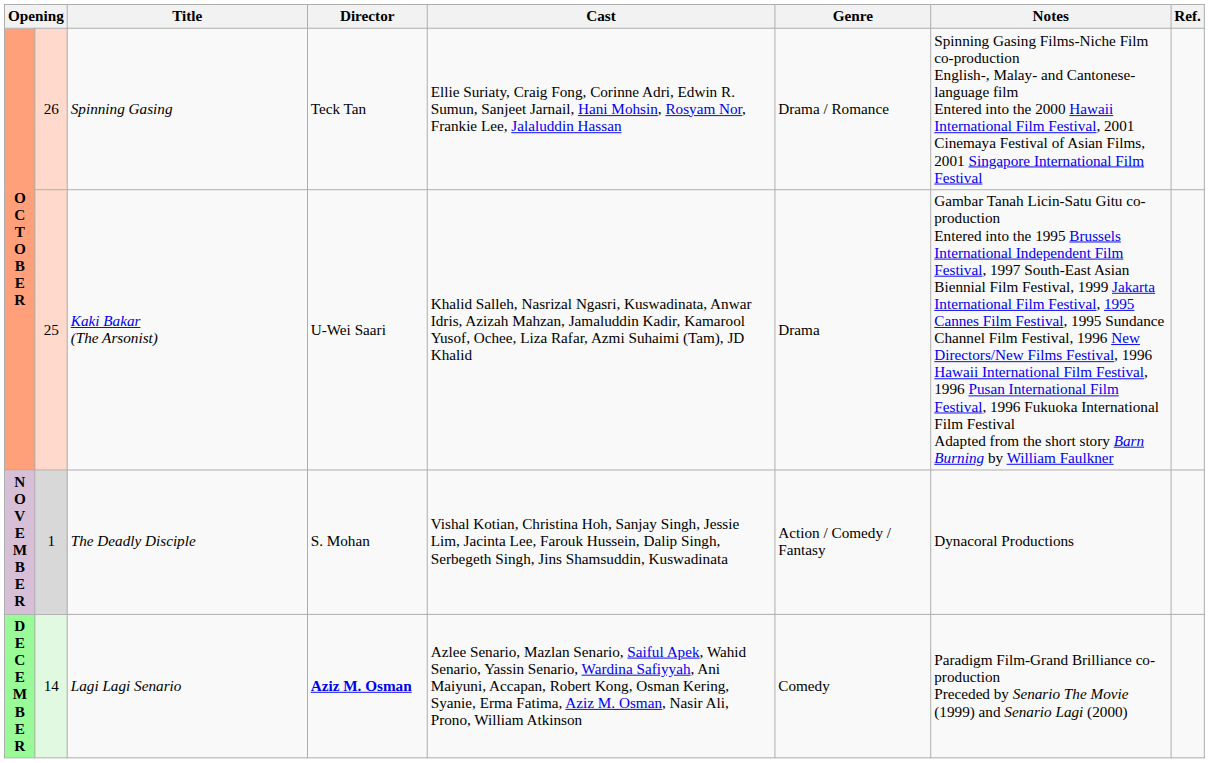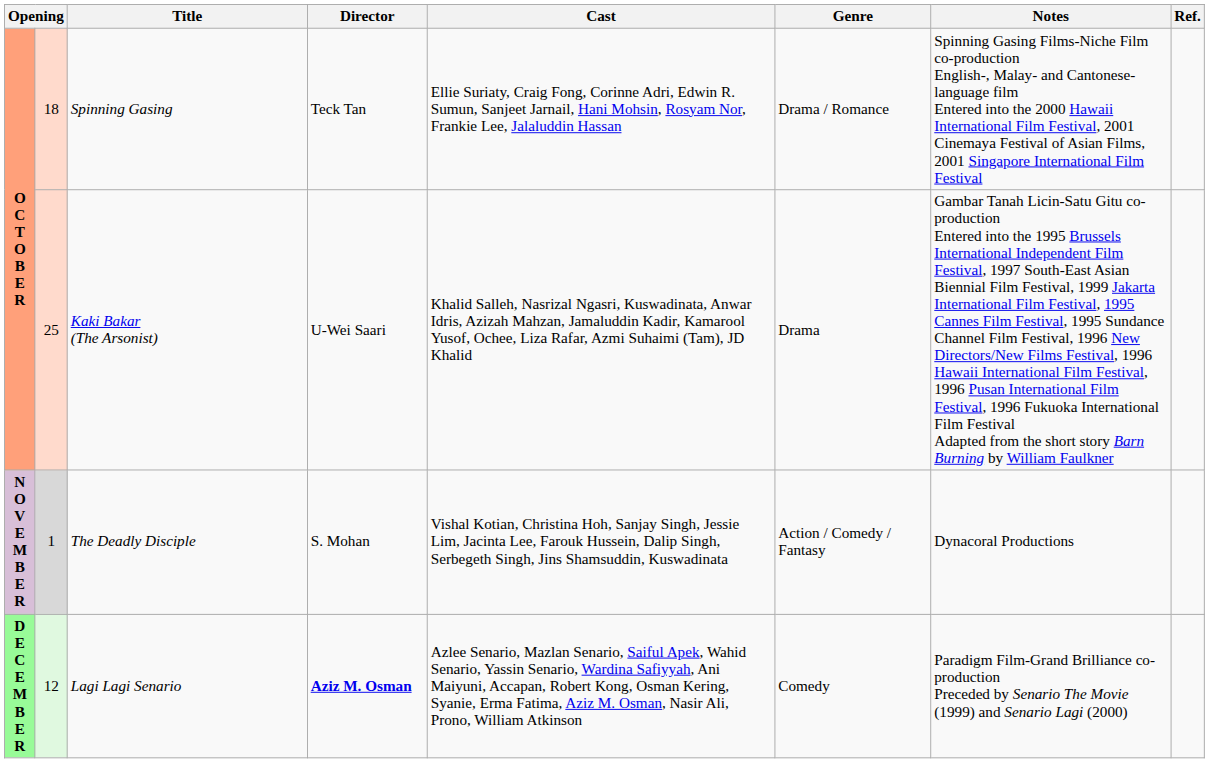(51, 109) 26 -> (51, 109) 18
(51, 685) 14 -> (51, 685) 12
